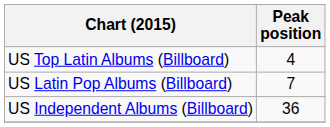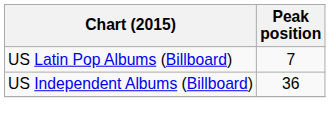- row: (119, 59)
